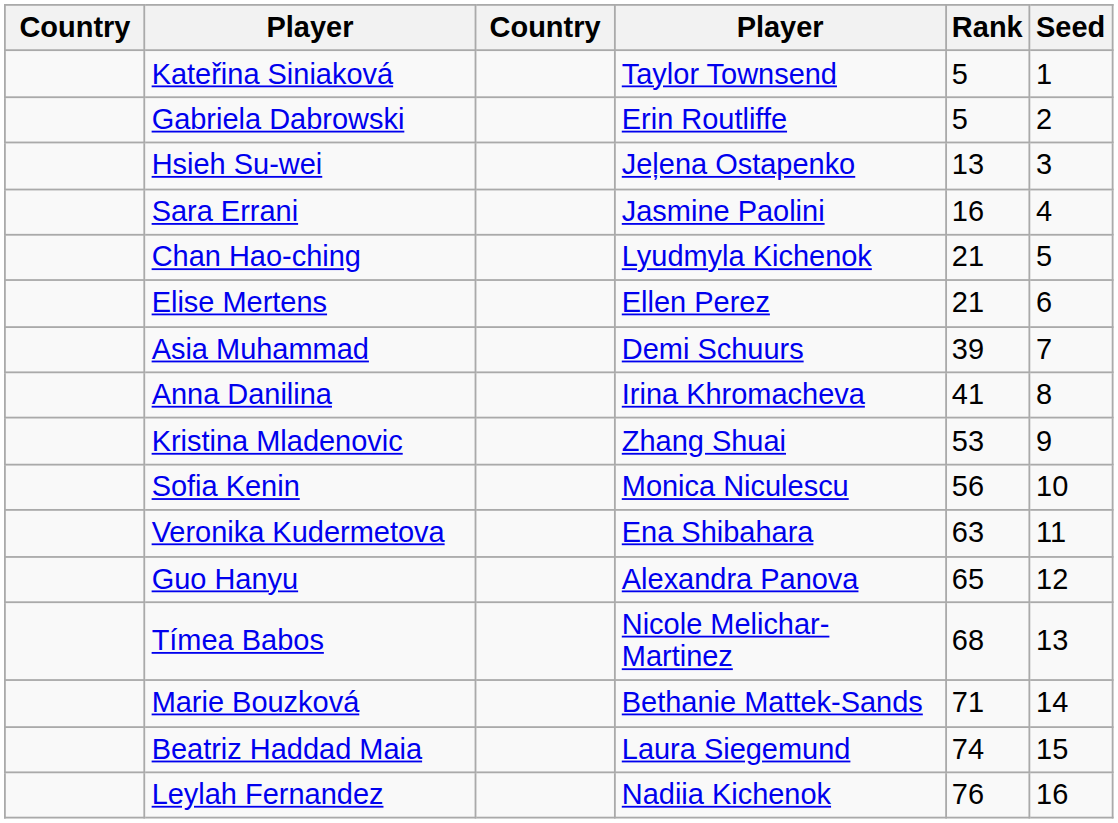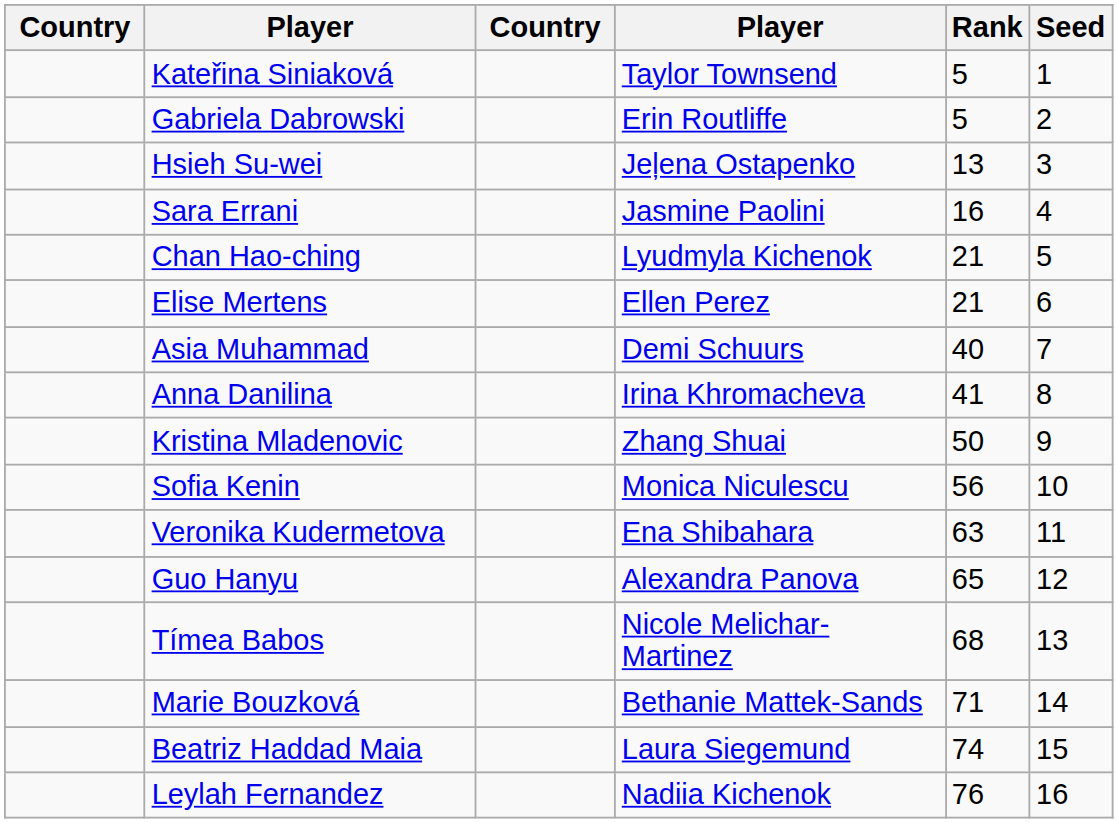(968, 348) 39 -> (968, 348) 40
(968, 440) 53 -> (968, 440) 50
